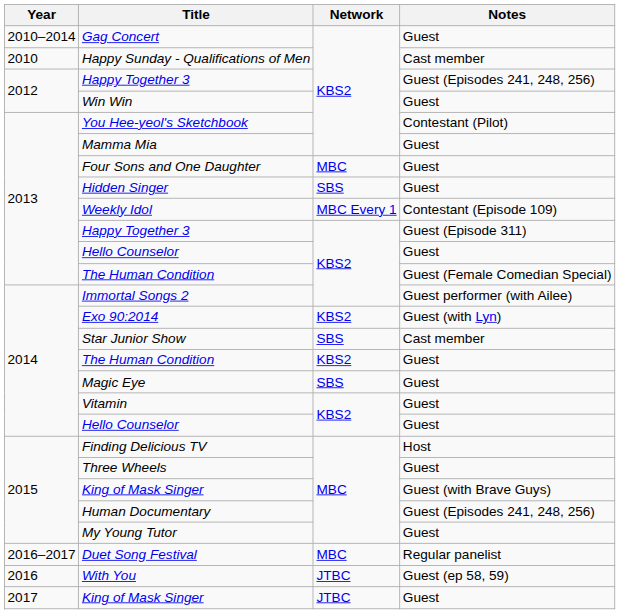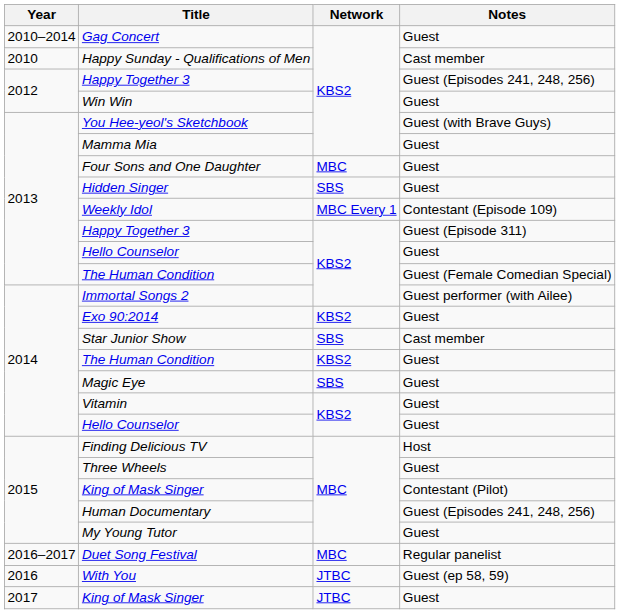(455, 123) Contestant (Pilot) -> (477, 123) Guest (with Brave Guys)
(452, 317) Guest (with Lyn) -> (421, 317) Guest
(477, 489) Guest (with Brave Guys) -> (455, 489) Contestant (Pilot)
